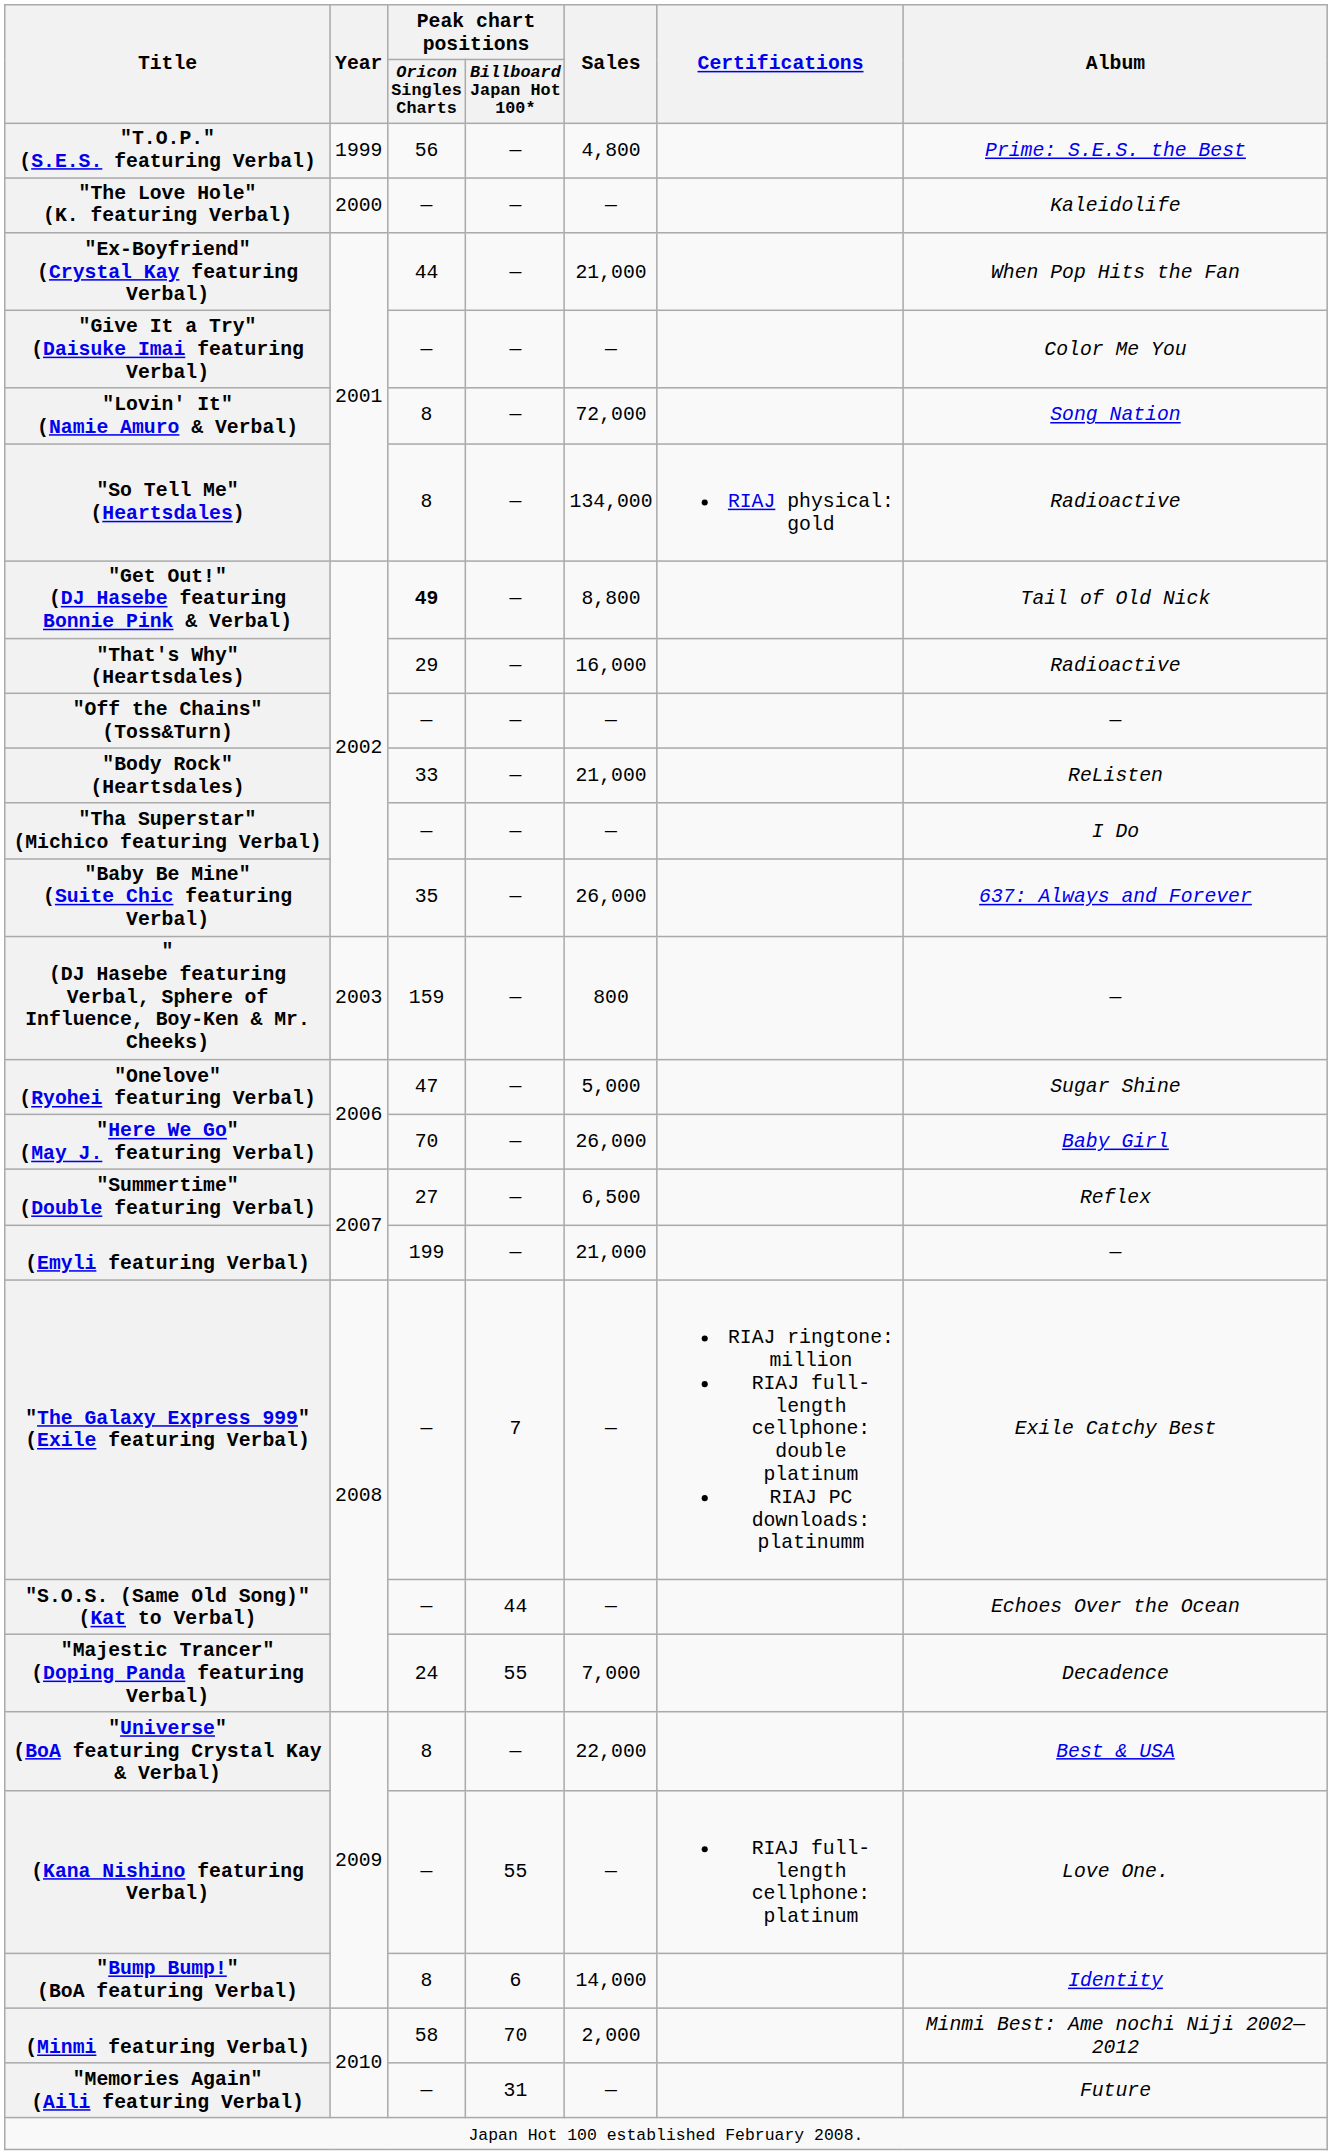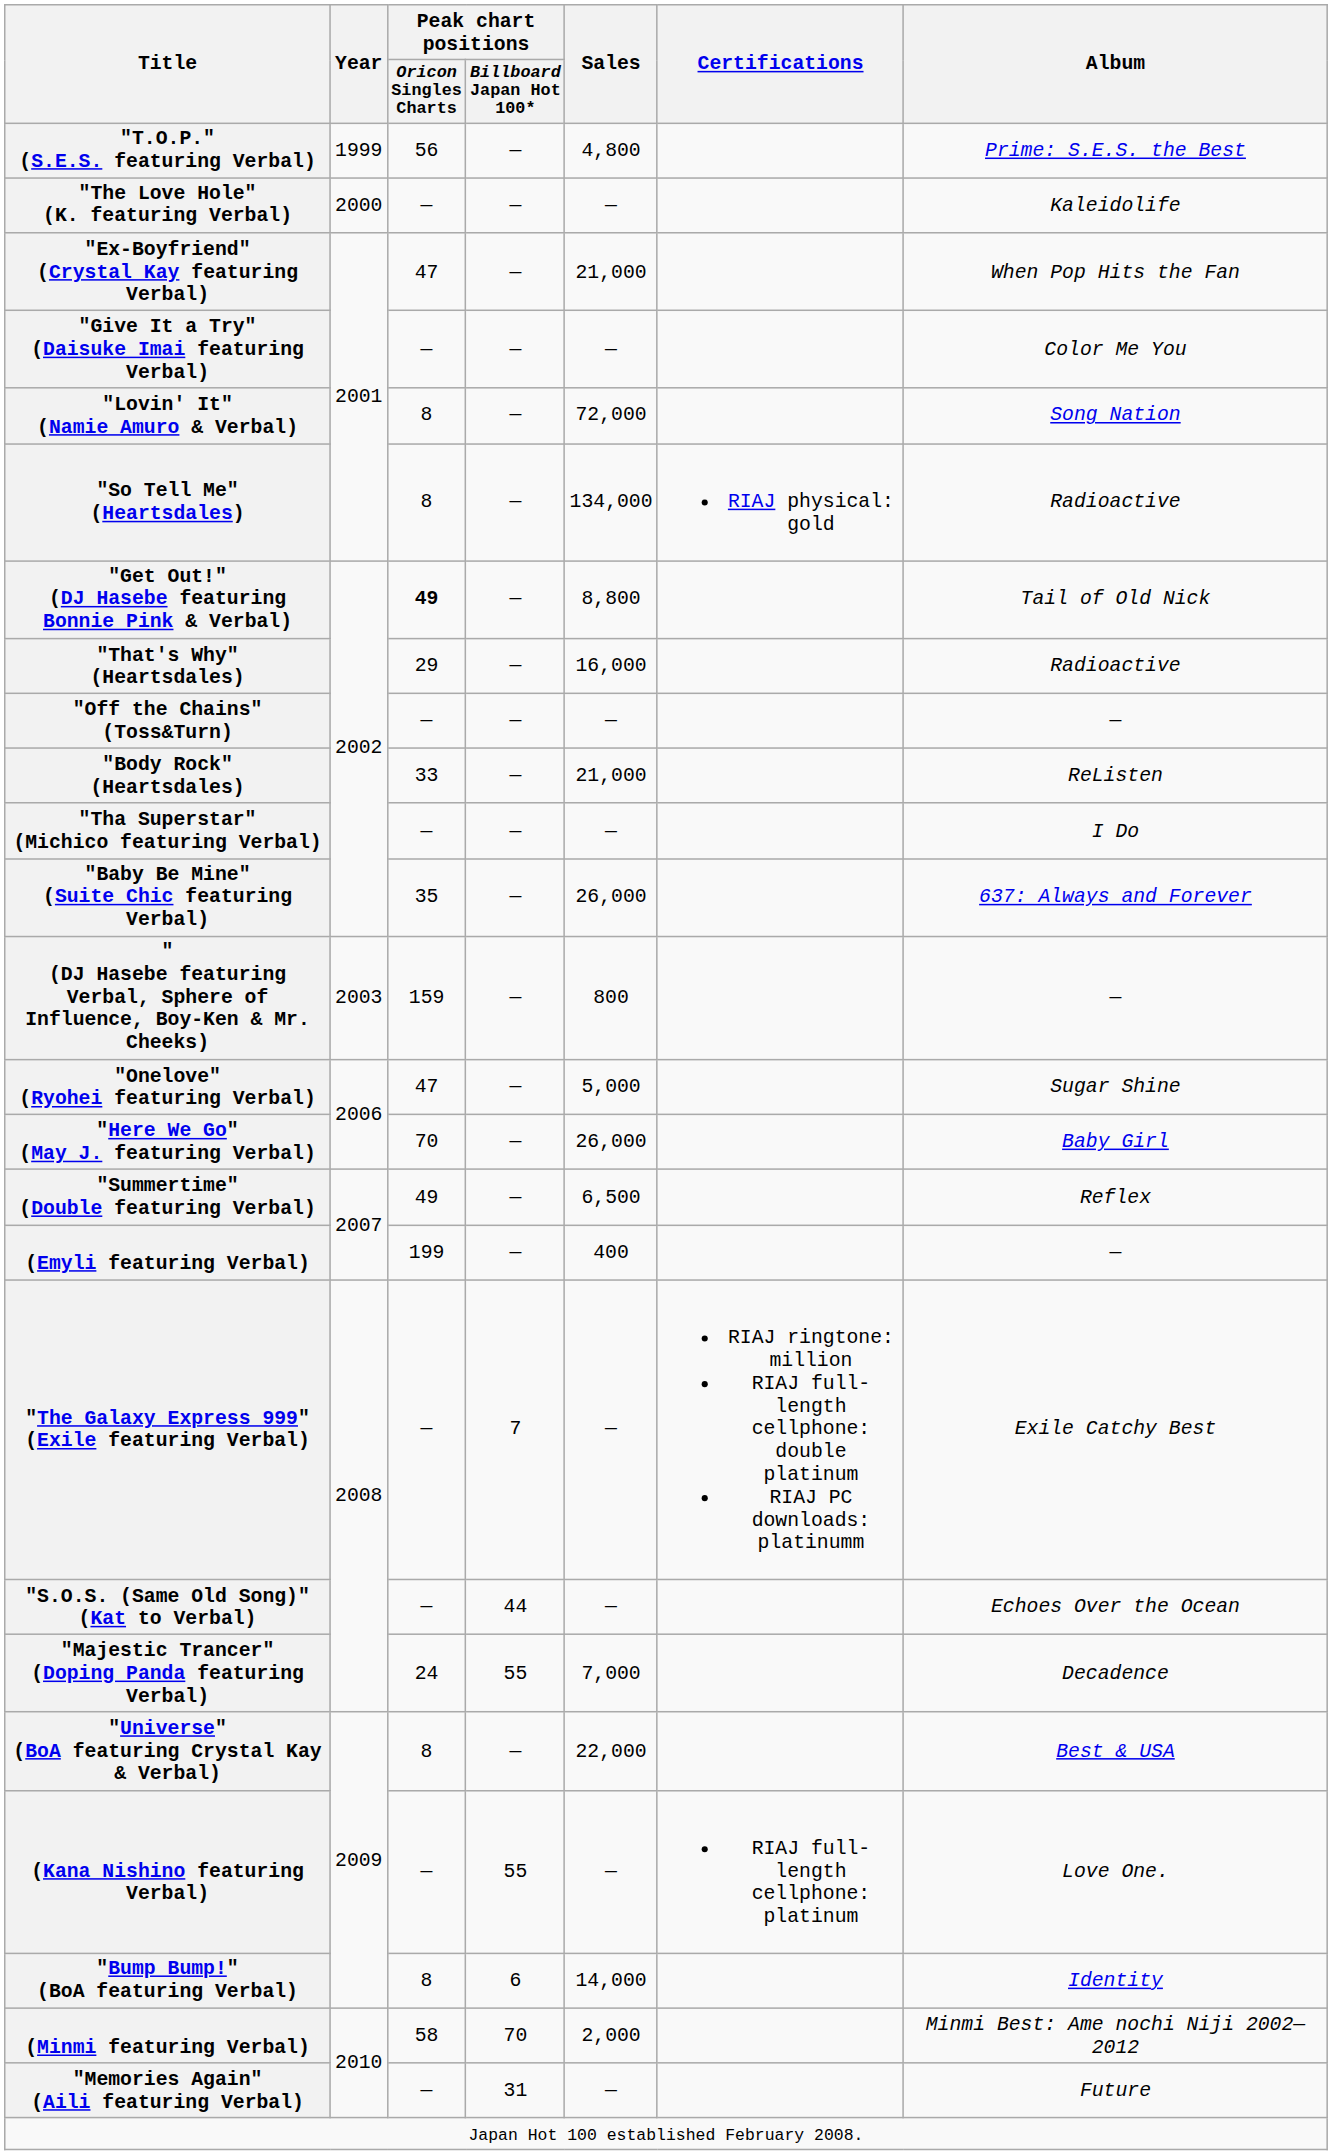(427, 272) 44 -> (427, 272) 47
(427, 1197) 27 -> (427, 1197) 49
(611, 1252) 21,000 -> (611, 1252) 400
